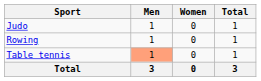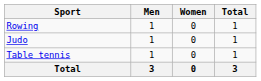rows swapped: (17, 26) <-> (22, 40)
(152, 55) lightsalmon background -> (152, 55) no background
